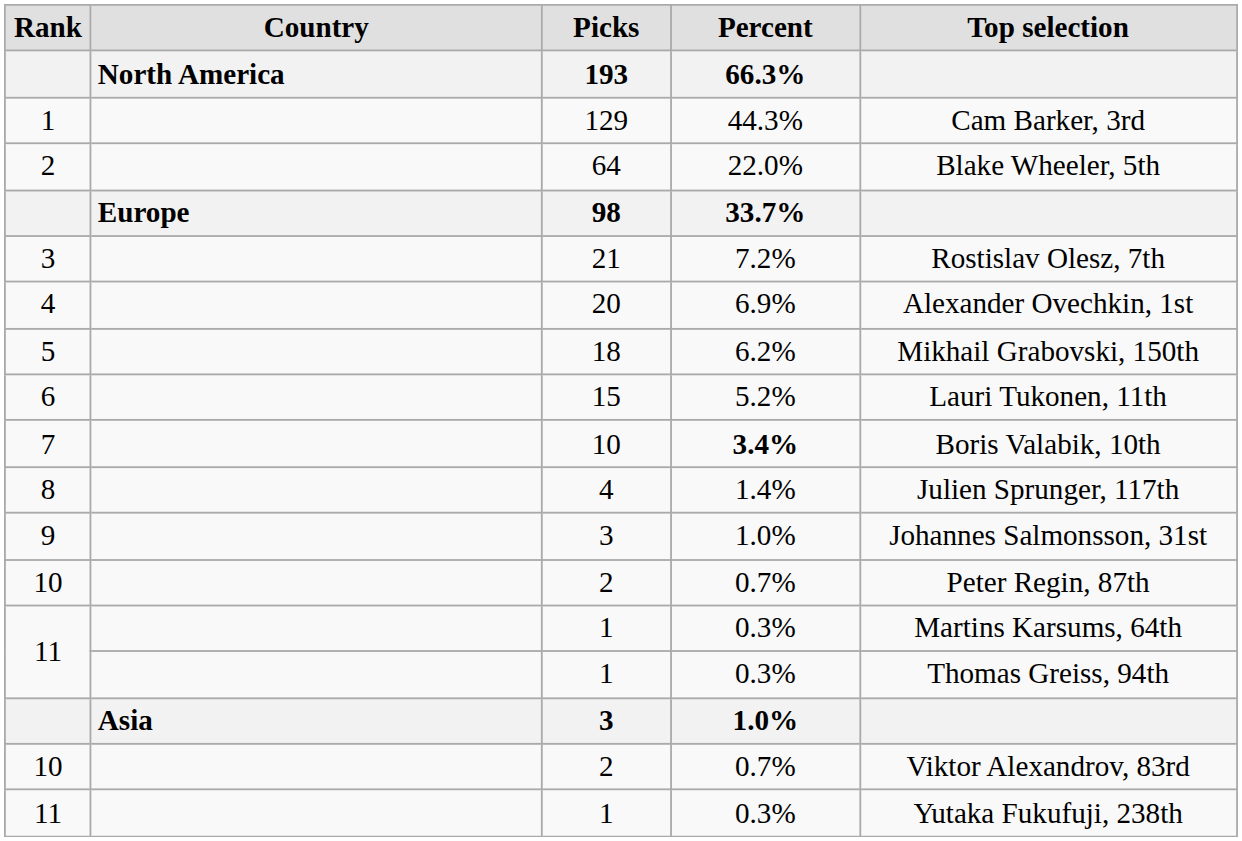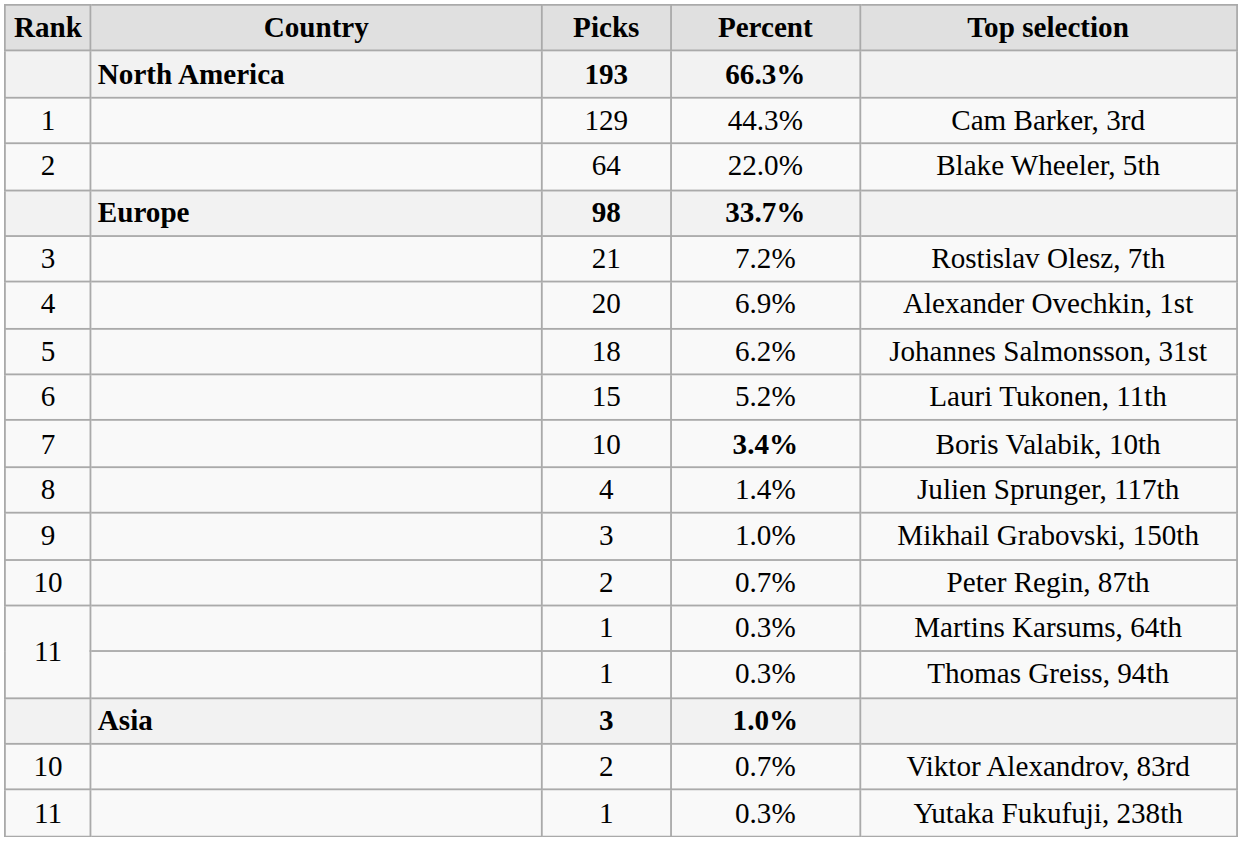(1048, 350) Mikhail Grabovski, 150th -> (1048, 350) Johannes Salmonsson, 31st
(1048, 535) Johannes Salmonsson, 31st -> (1048, 535) Mikhail Grabovski, 150th
